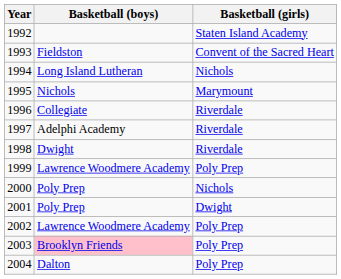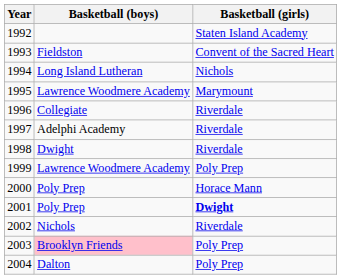(56, 91) Nichols -> (113, 91) Lawrence Woodmere Academy
(214, 187) Nichols -> (229, 187) Horace Mann
(214, 206) normal -> (214, 206) bold
(113, 226) Lawrence Woodmere Academy -> (56, 226) Nichols
(219, 226) Poly Prep -> (219, 226) Riverdale
